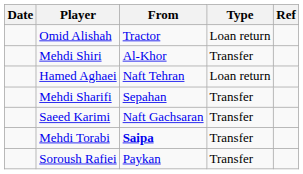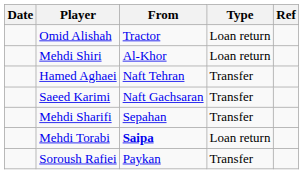(231, 55) Transfer -> (240, 55) Loan return
(240, 76) Loan return -> (231, 76) Transfer
rows swapped: (75, 96) <-> (75, 117)
(231, 138) Transfer -> (240, 138) Loan return
